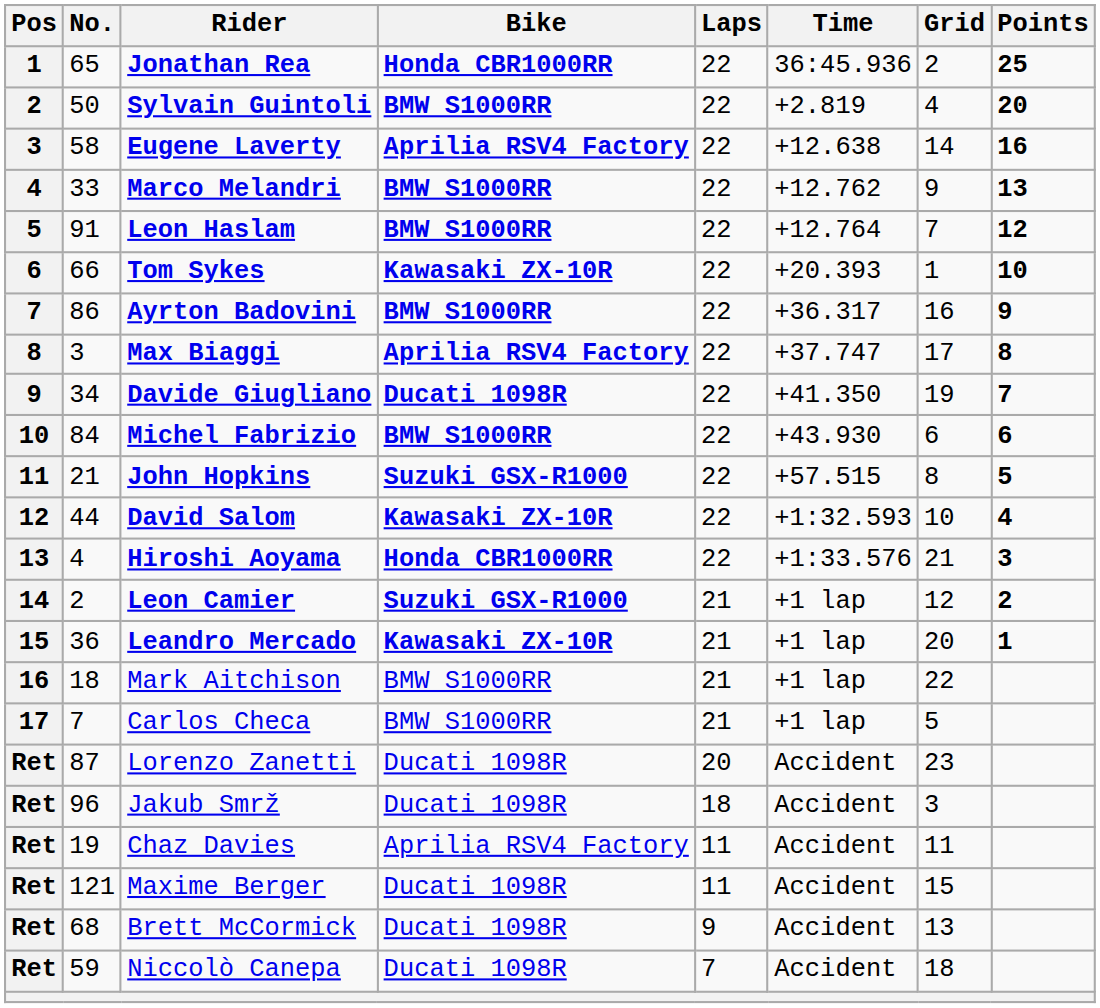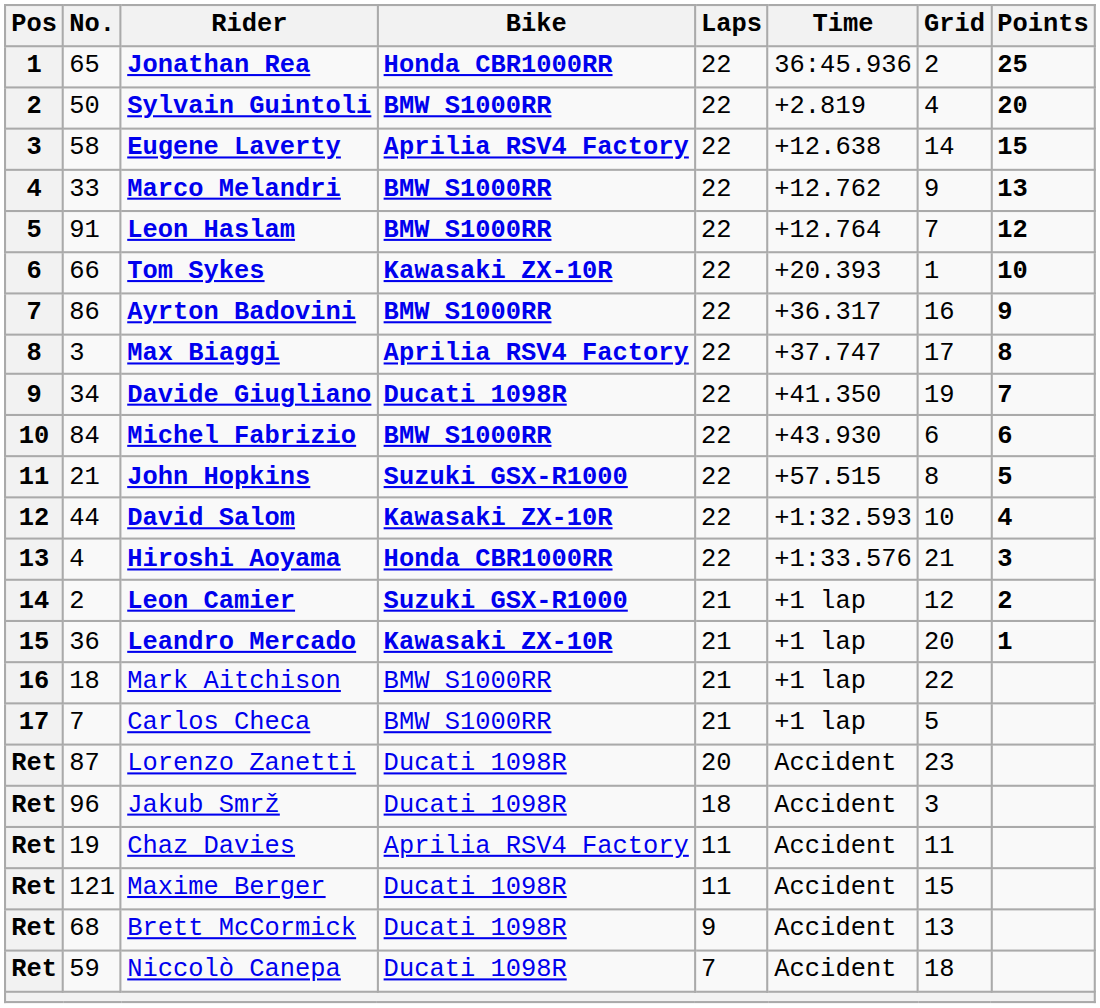(1012, 149) 16 -> (1012, 149) 15
